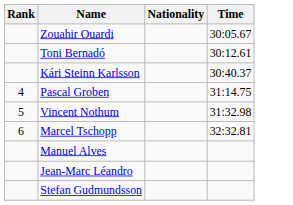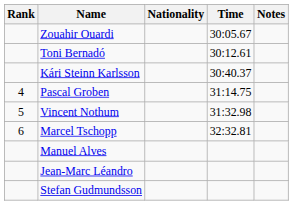+ column: (271, 14)
